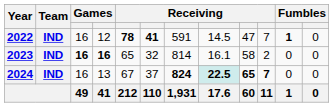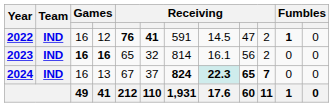(128, 37) 78 -> (128, 37) 76
(266, 37) 7 -> (266, 37) 2
(248, 56) 58 -> (248, 56) 56
(219, 74) 22.5 -> (219, 74) 22.3
